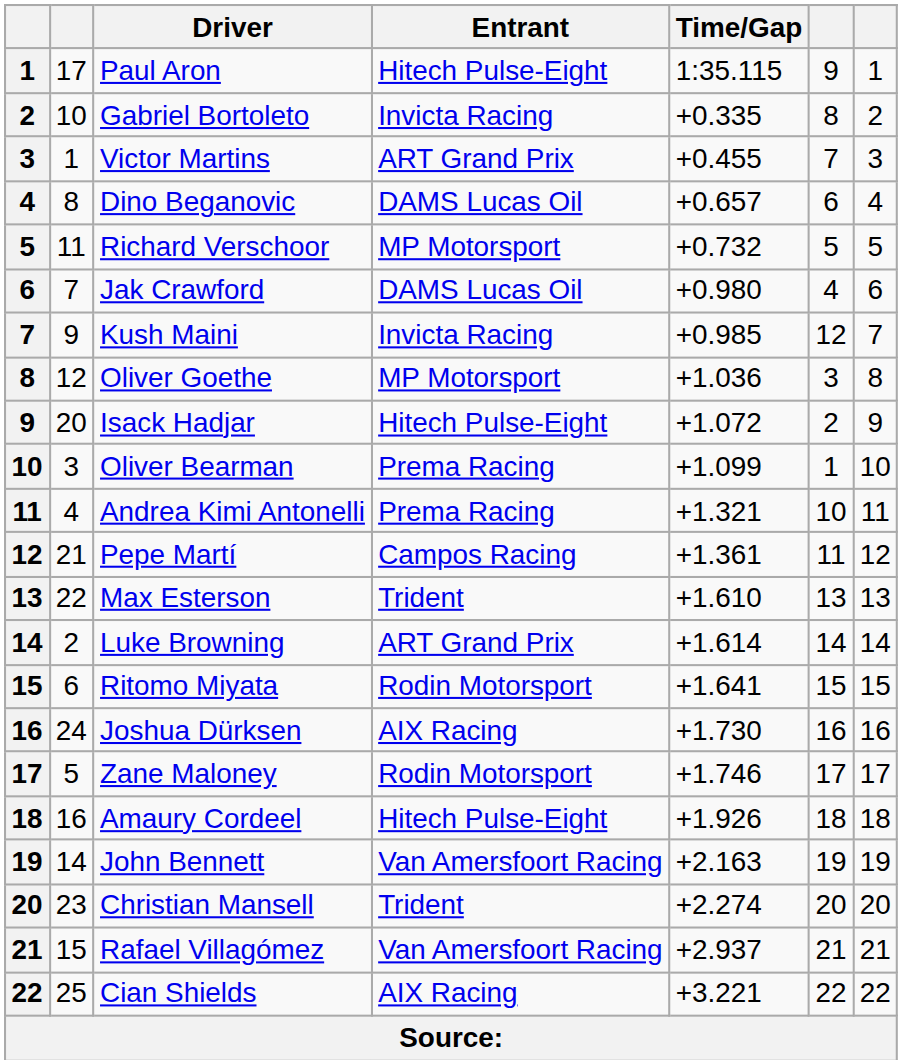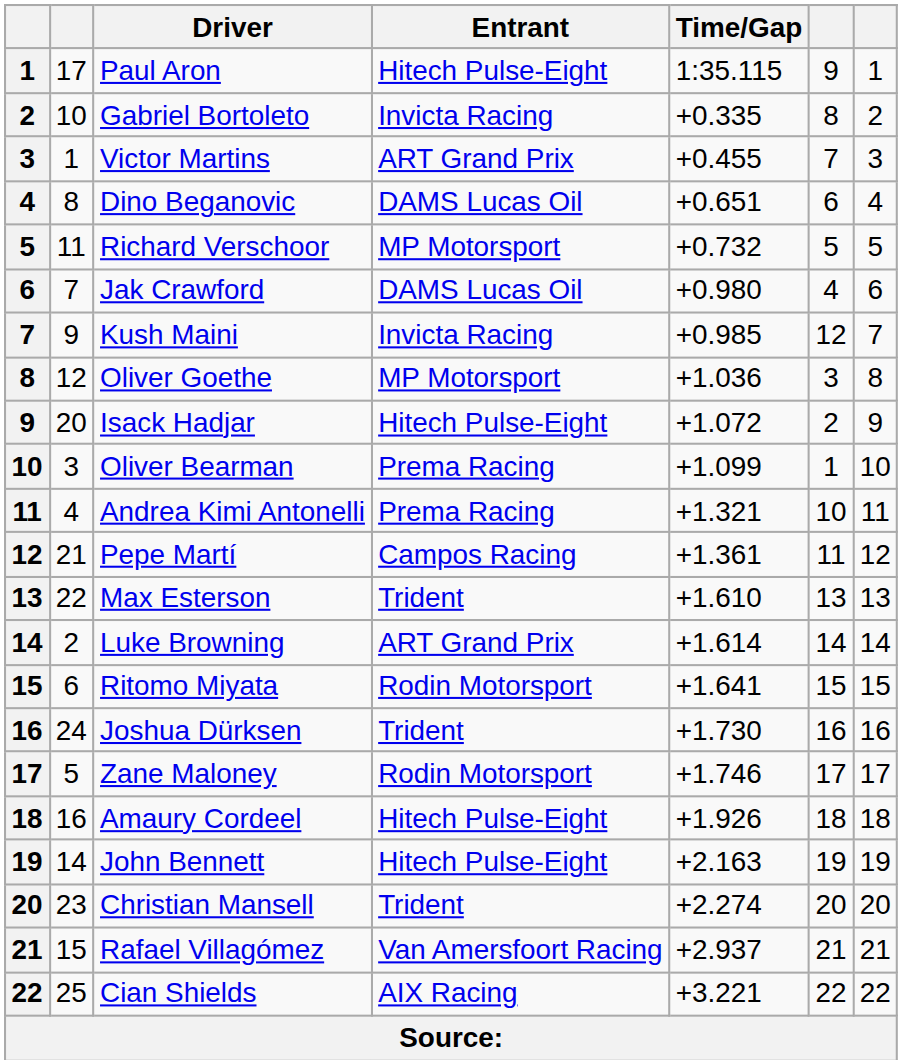(719, 202) +0.657 -> (719, 202) +0.651
(448, 730) AIX Racing -> (421, 730) Trident
(520, 862) Van Amersfoort Racing -> (493, 862) Hitech Pulse-Eight
